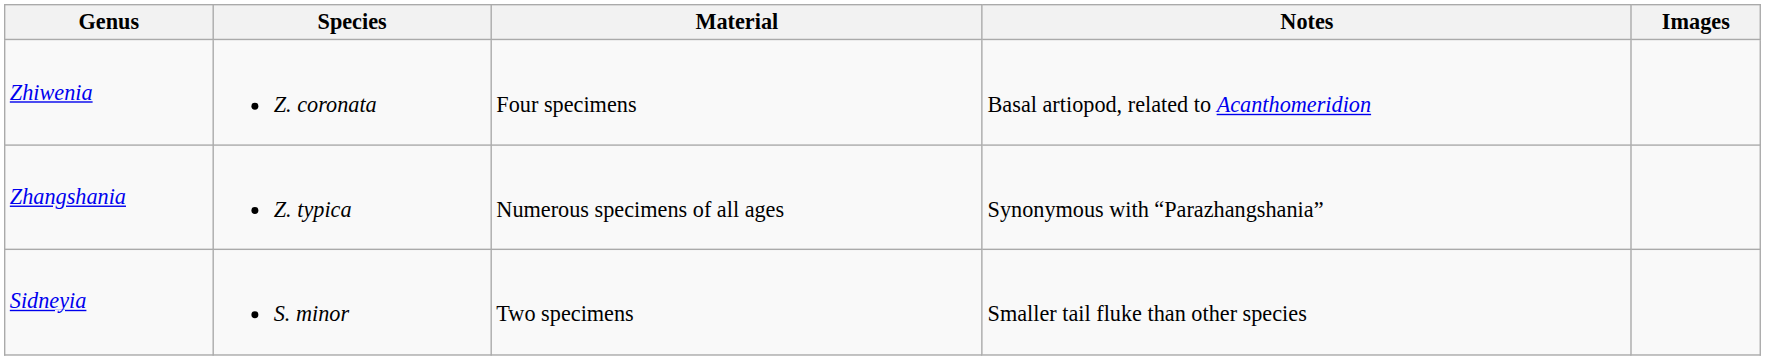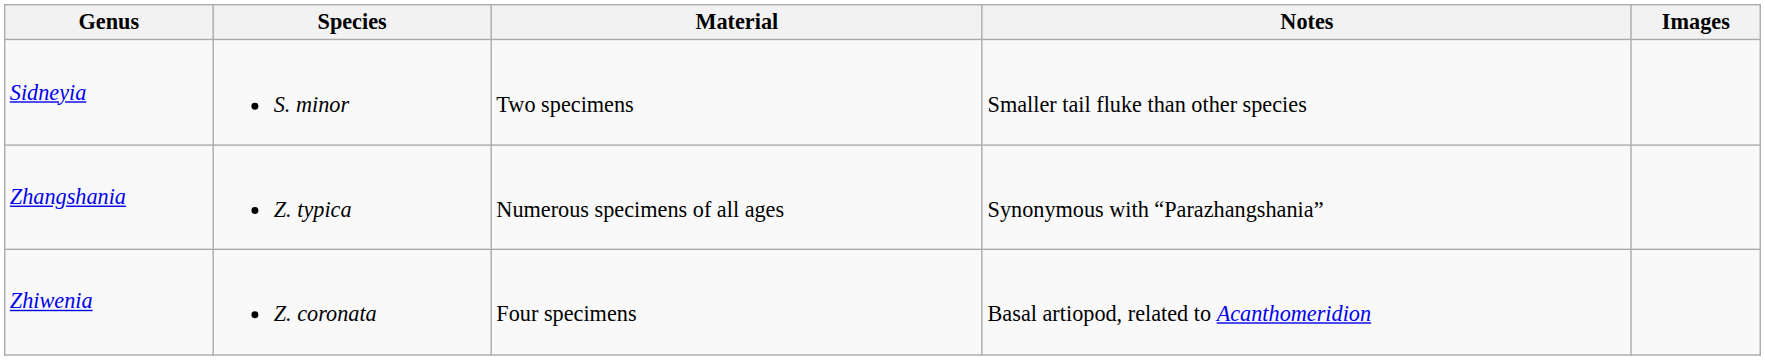rows swapped: (48, 301) <-> (51, 92)
